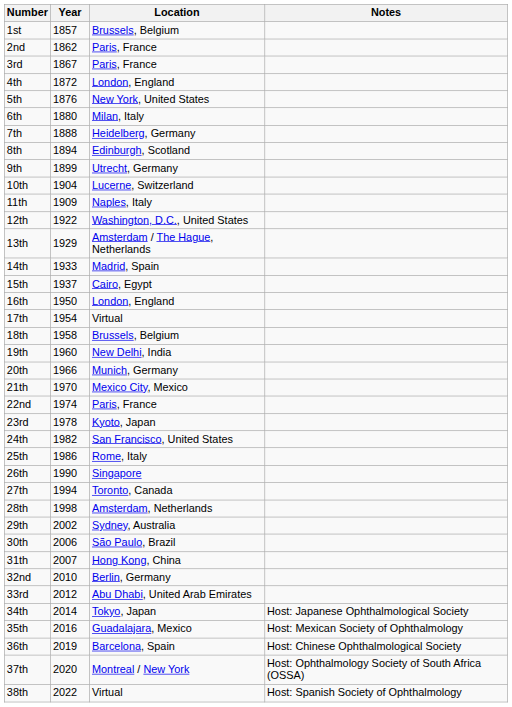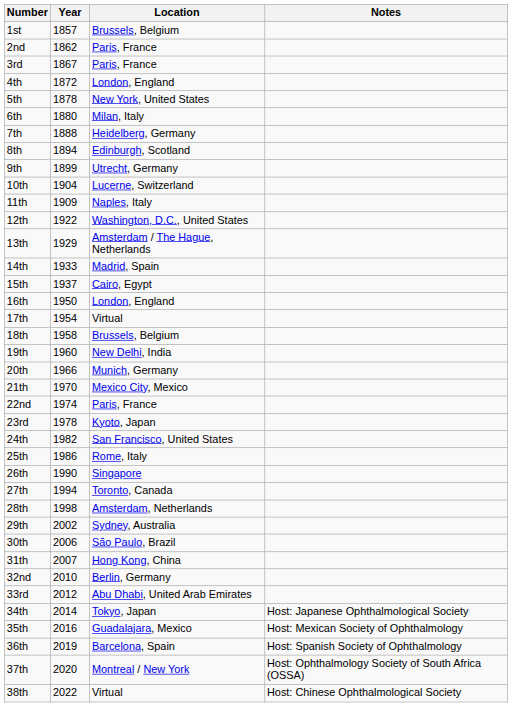(65, 99) 1876 -> (65, 99) 1878
(364, 646) Host: Chinese Ophthalmological Society -> (364, 646) Host: Spanish Society of Ophthalmology
(364, 693) Host: Spanish Society of Ophthalmology -> (364, 693) Host: Chinese Ophthalmological Society
